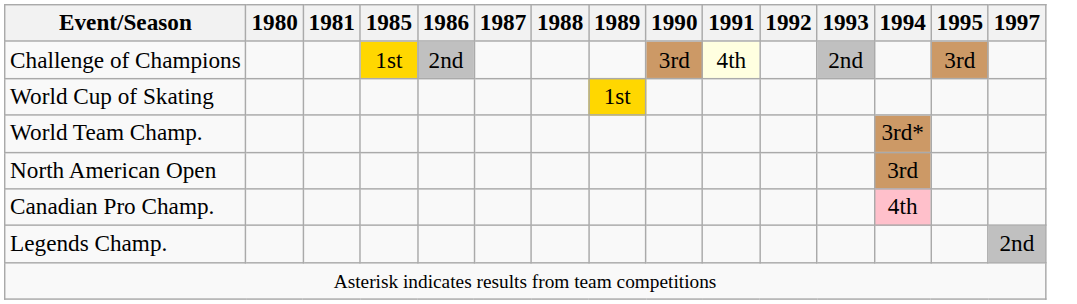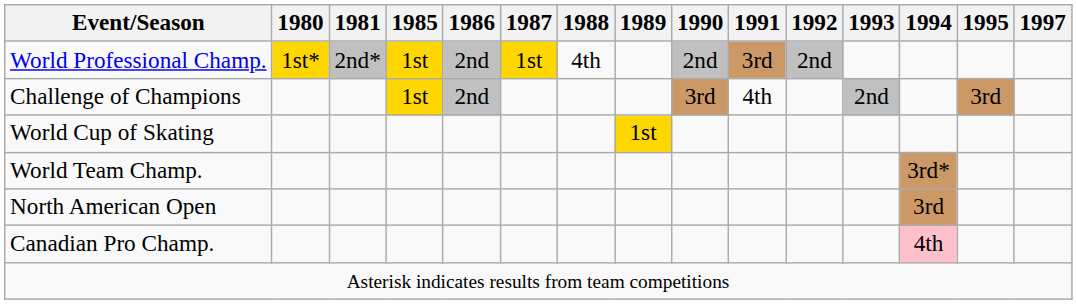+ row: (138, 59)
(731, 59) lightyellow background -> (757, 96) no background
- row: (89, 243)
